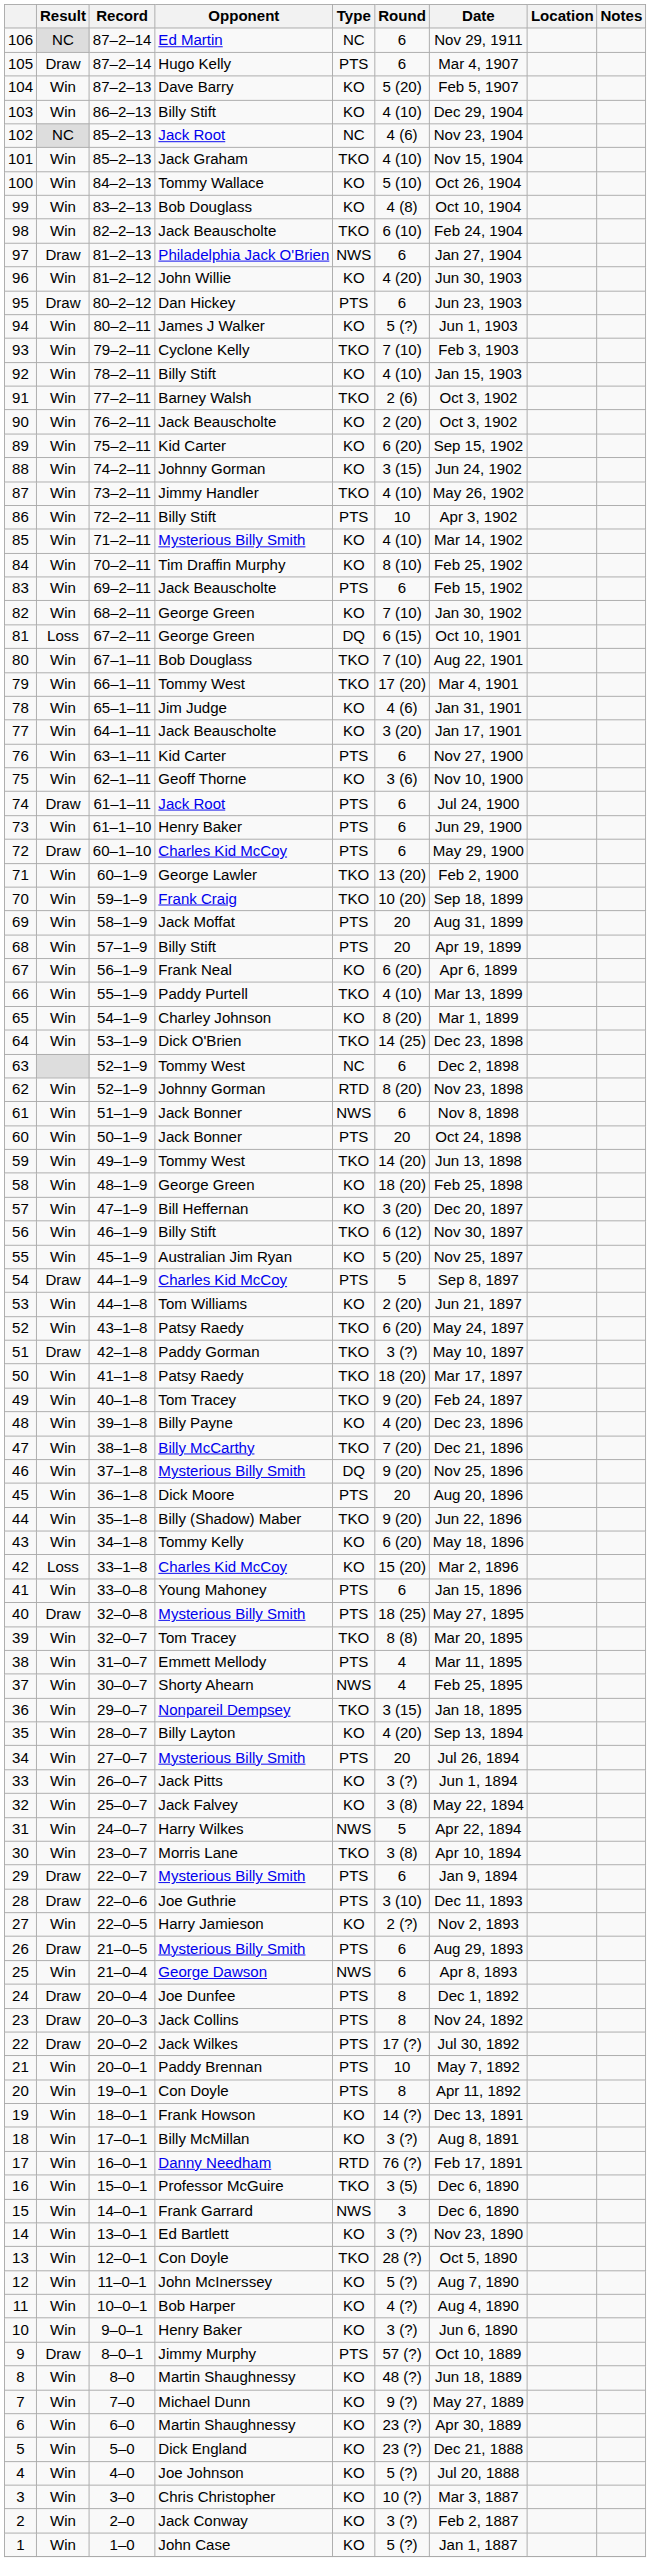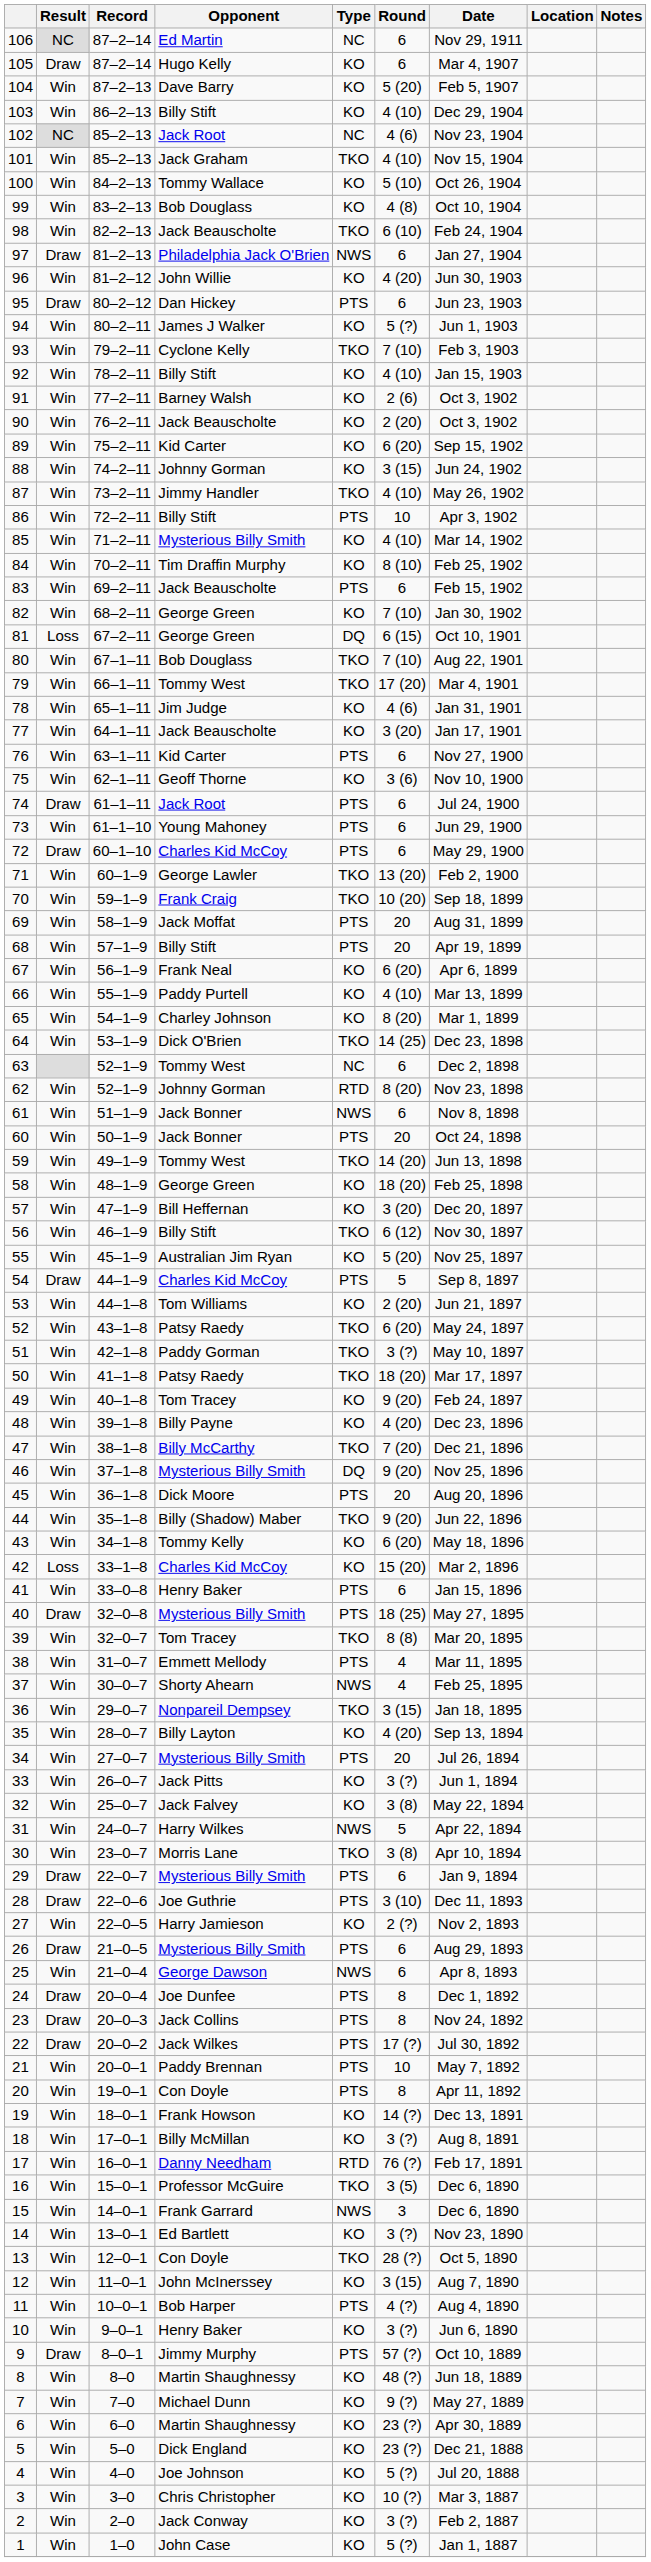(354, 64) PTS -> (354, 64) KO
(354, 398) TKO -> (354, 398) KO
(200, 827) Henry Baker -> (212, 827) Young Mahoney
(354, 994) TKO -> (354, 994) KO
(63, 1352) Draw -> (63, 1352) Win
(354, 1399) TKO -> (354, 1399) KO
(212, 1590) Young Mahoney -> (200, 1590) Henry Baker
(402, 2282) 5 (?) -> (402, 2282) 3 (15)
(354, 2306) KO -> (354, 2306) PTS
